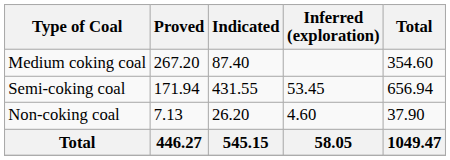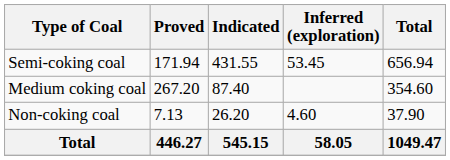rows swapped: (77, 62) <-> (67, 89)
